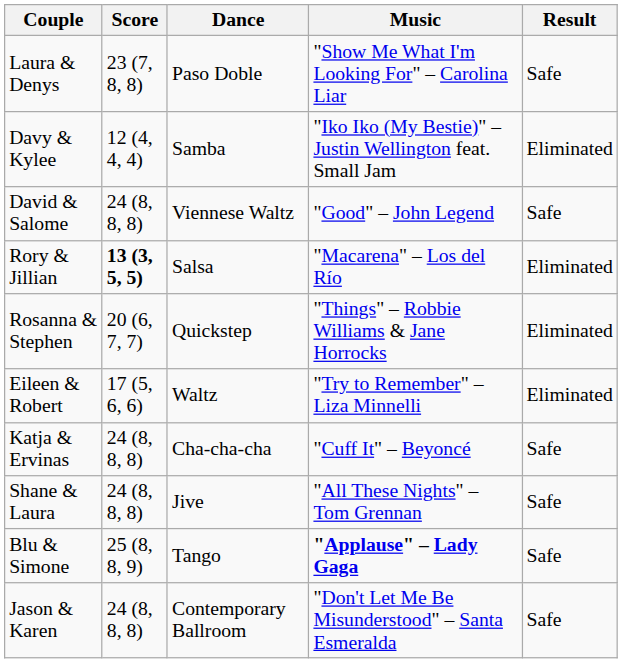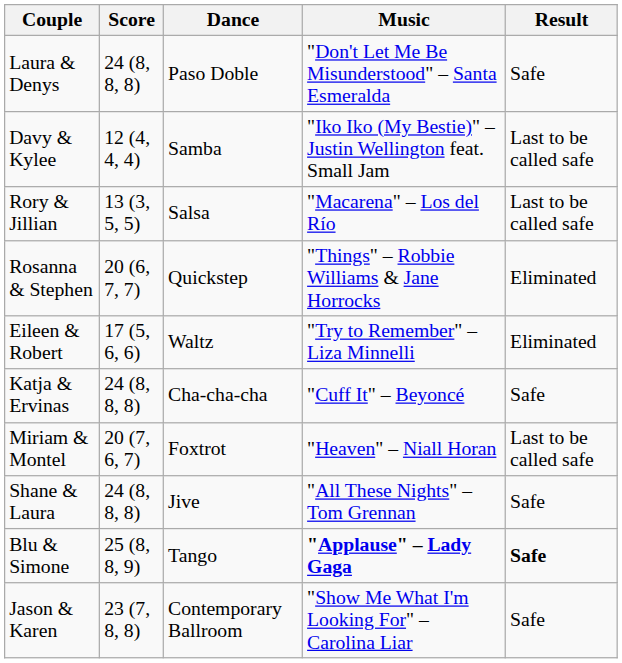(130, 73) 23 (7, 8, 8) -> (127, 73) 24 (8, 8, 8)
(411, 73) "Show Me What I'm Looking For" – Carolina Liar -> (402, 73) "Don't Let Me Be Misunderstood" – Santa Esmeralda
(570, 148) Eliminated -> (552, 148) Last to be called safe
- row: (43, 213)
(130, 266) bold -> (127, 213) normal
(570, 266) Eliminated -> (552, 213) Last to be called safe
+ row: (49, 448)
(544, 555) normal -> (528, 555) bold
(130, 620) 24 (8, 8, 8) -> (127, 620) 23 (7, 8, 8)
(408, 620) "Don't Let Me Be Misunderstood" – Santa Esmeralda -> (388, 620) "Show Me What I'm Looking For" – Carolina Liar
